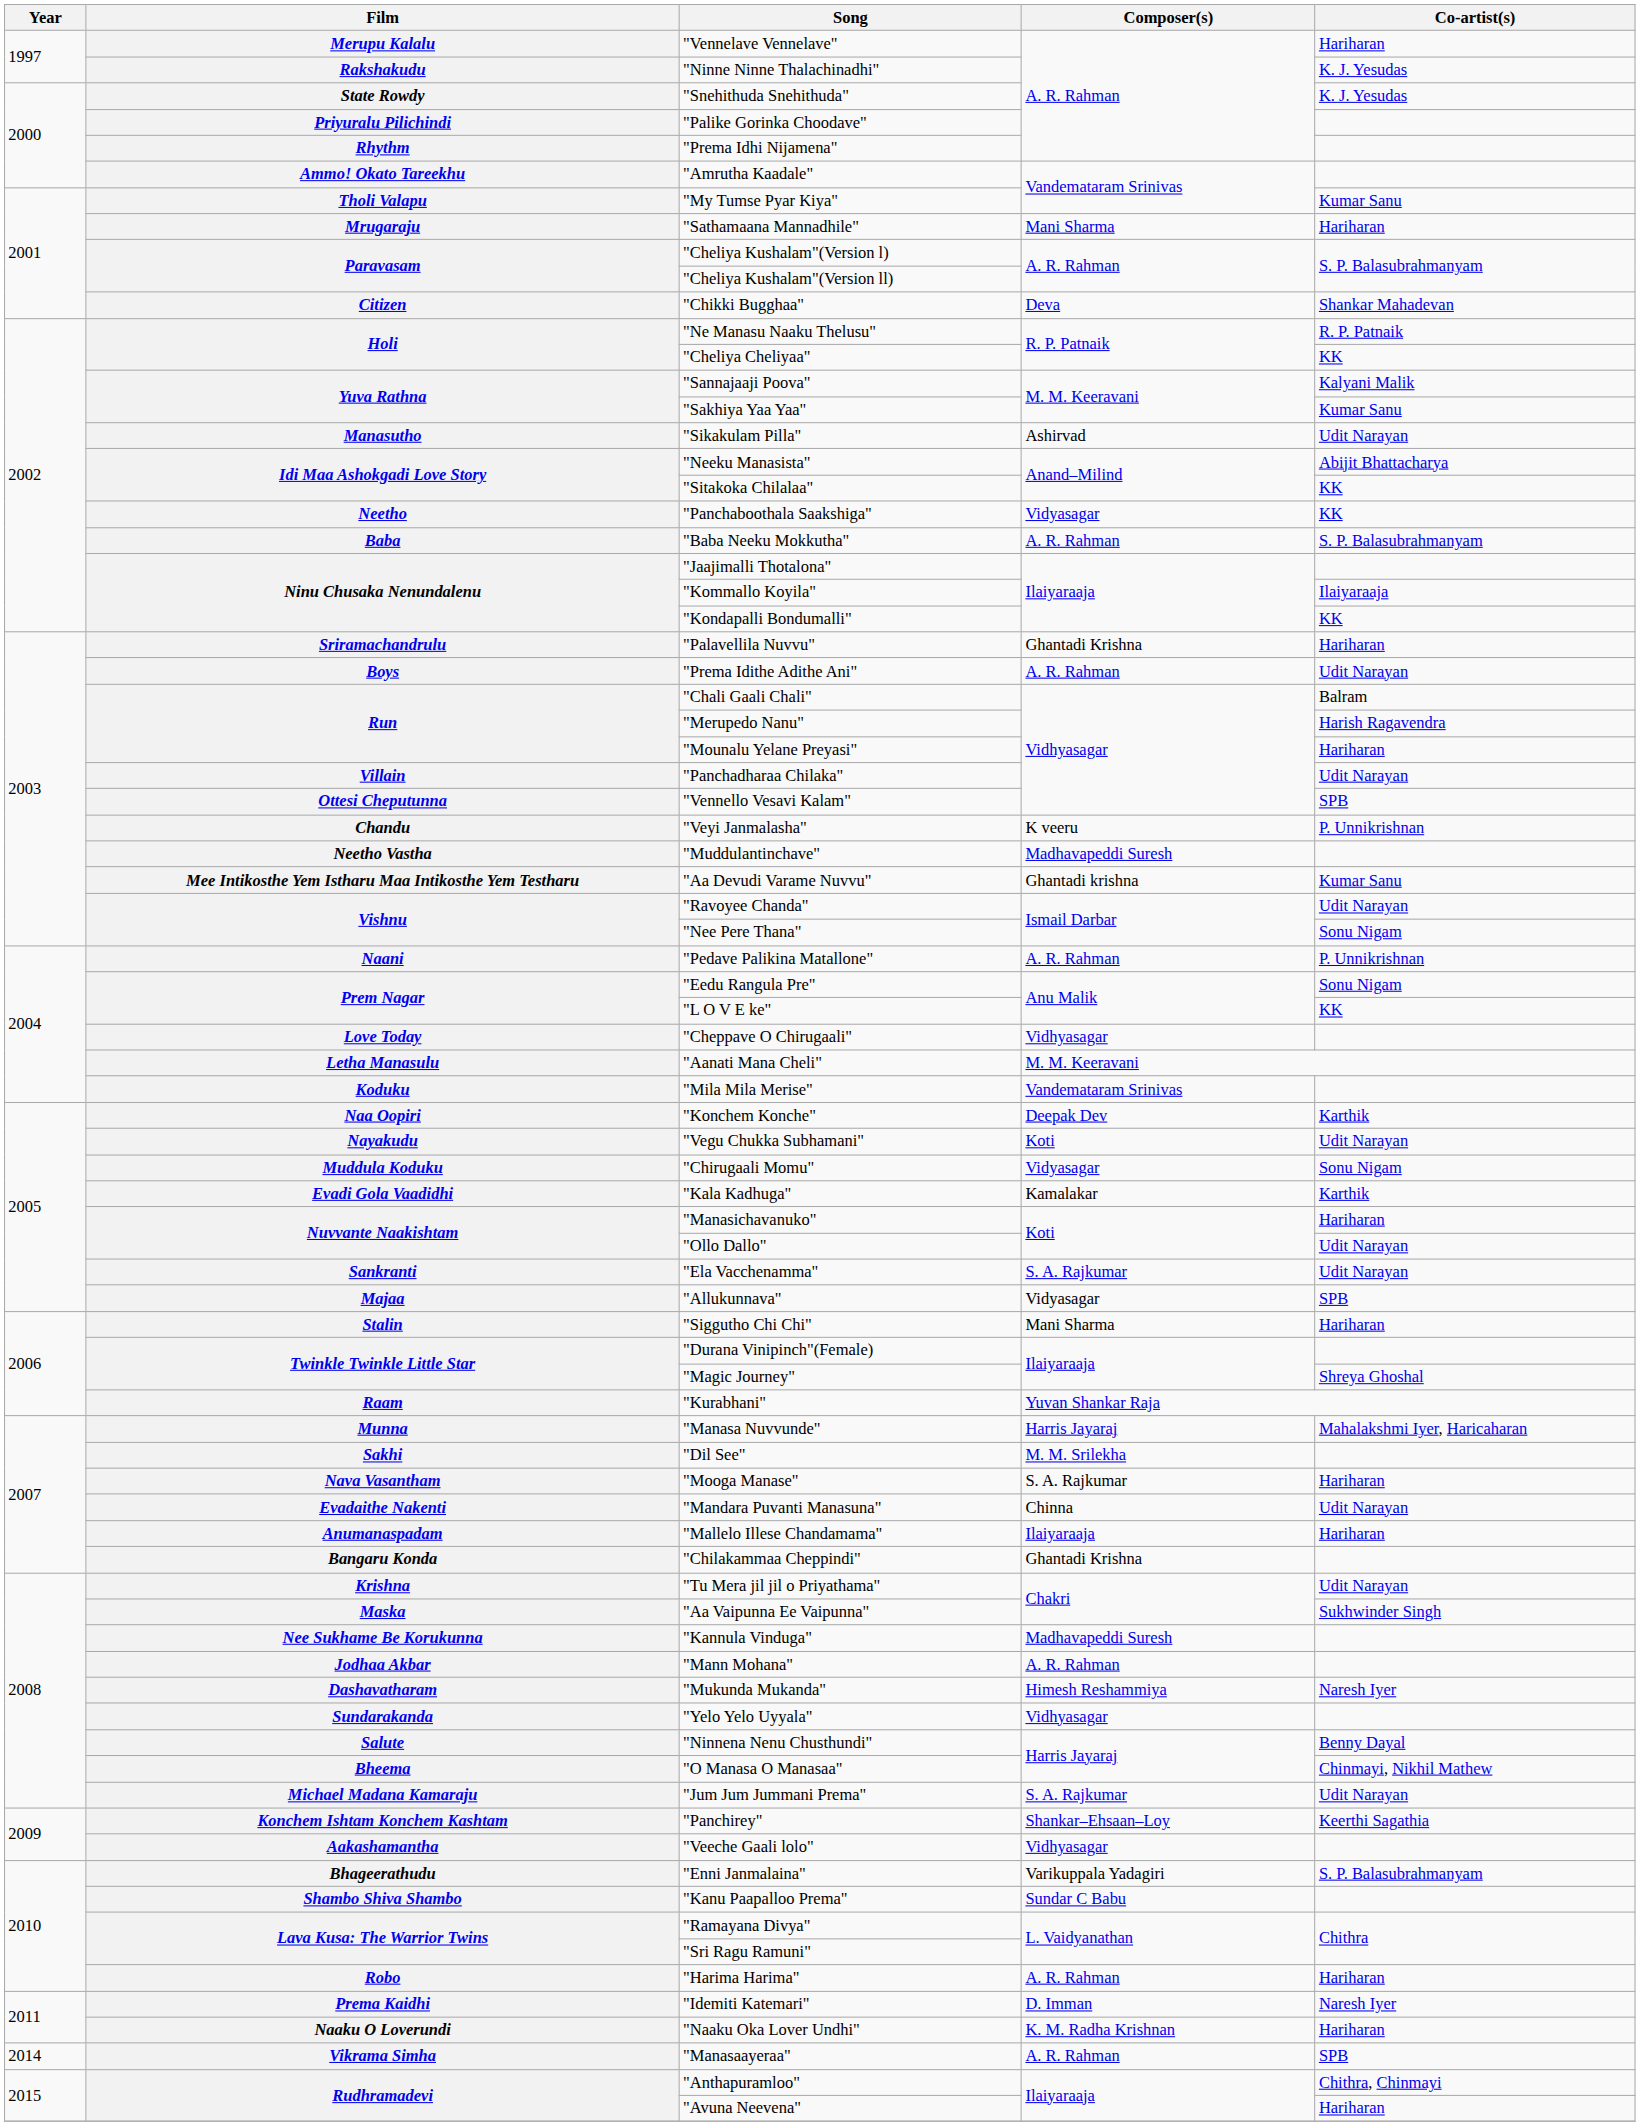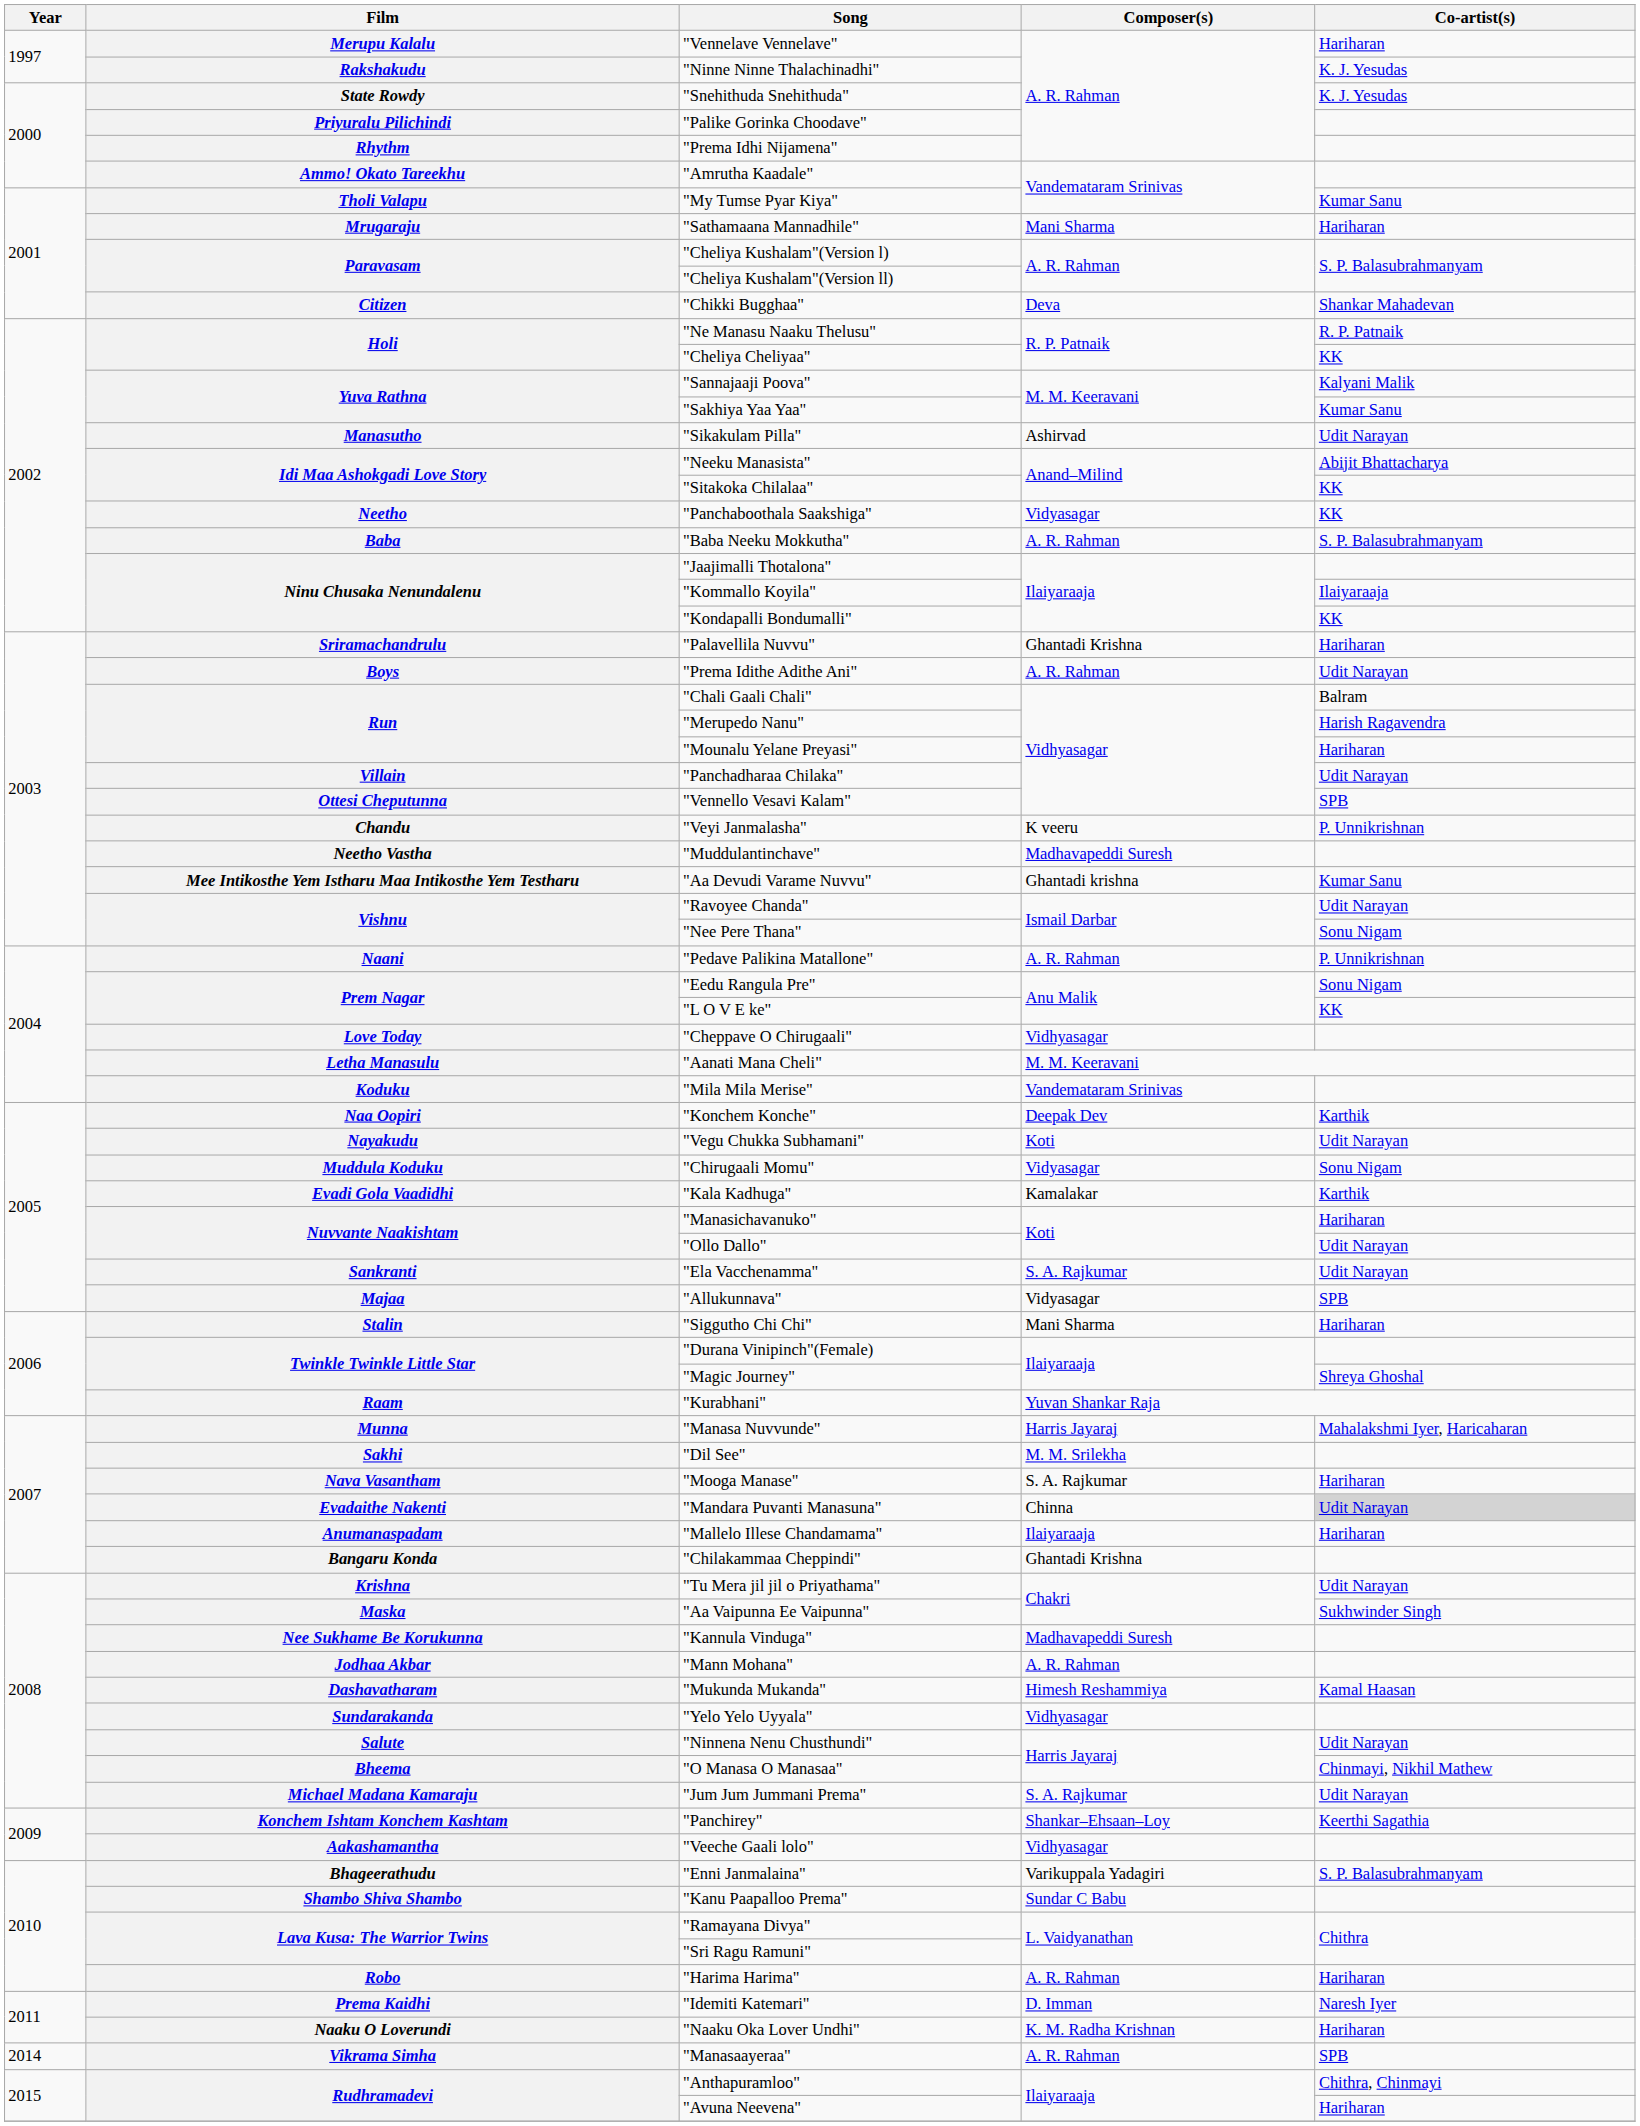(1364, 1507) no background -> (1364, 1507) lightgrey background
(1358, 1690) Naresh Iyer -> (1367, 1690) Kamal Haasan
(1362, 1742) Benny Dayal -> (1364, 1742) Udit Narayan
